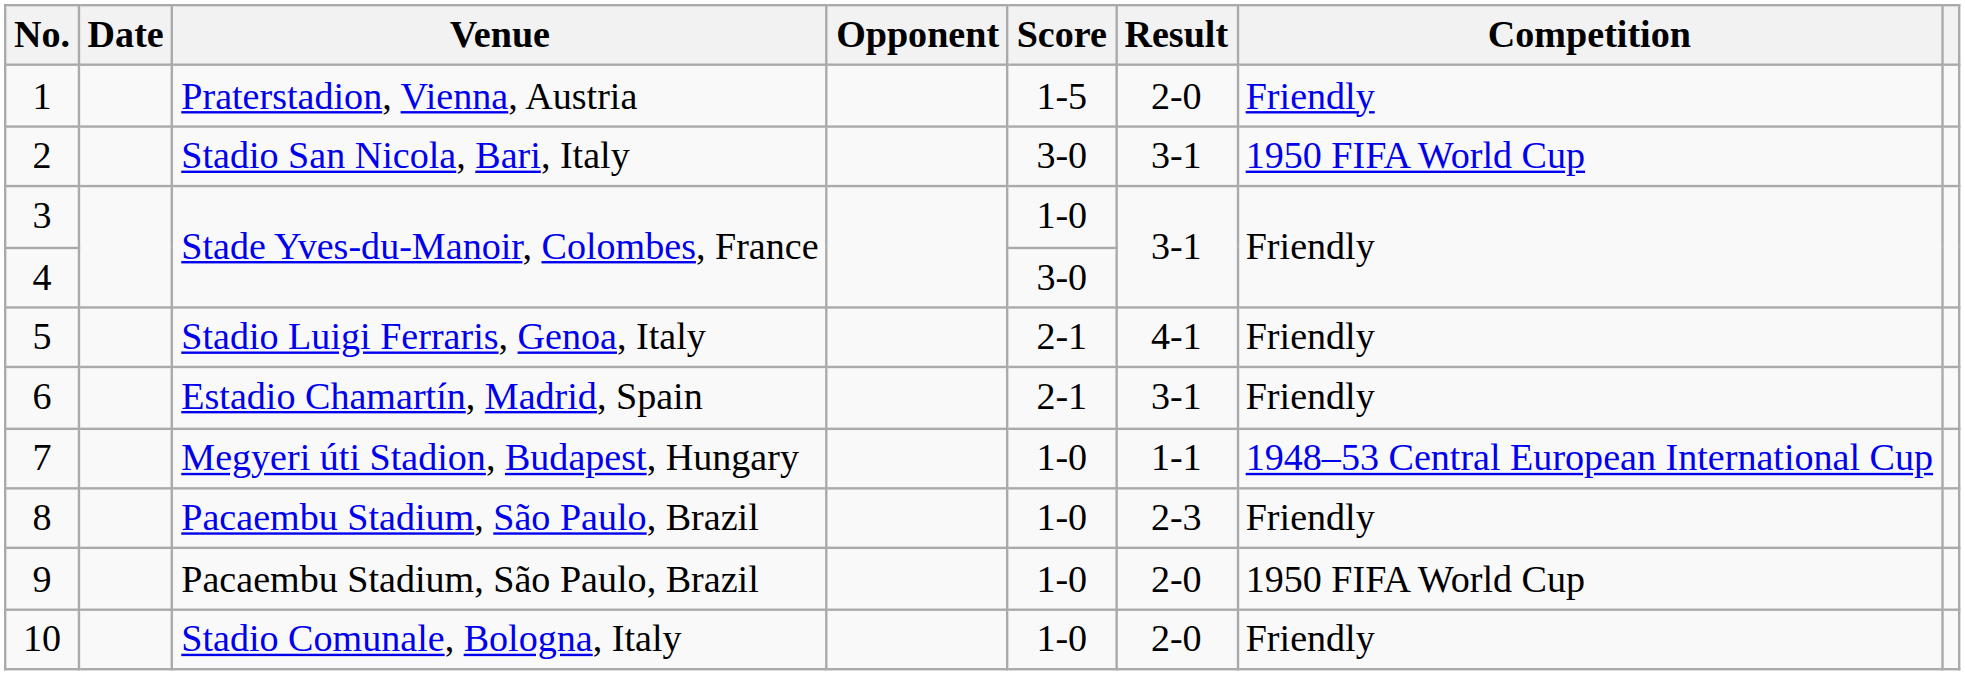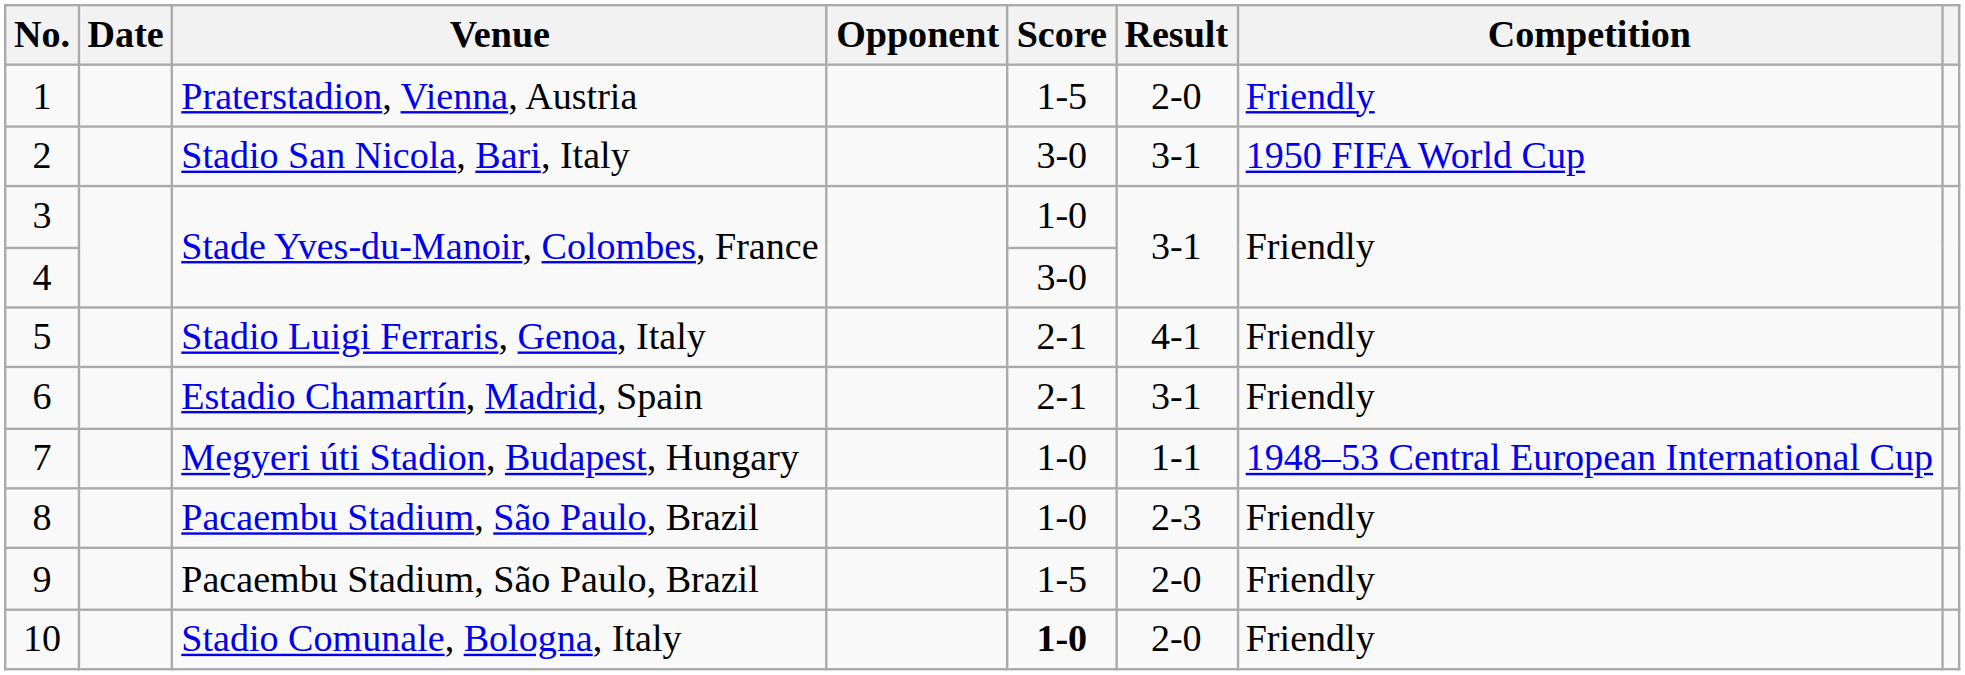(1062, 578) 1-0 -> (1062, 578) 1-5
(1415, 578) 1950 FIFA World Cup -> (1310, 578) Friendly
(1062, 638) normal -> (1062, 638) bold
